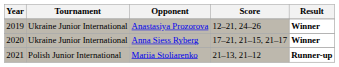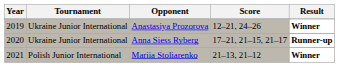(306, 41) Winner -> (312, 41) Runner-up
(312, 55) Runner-up -> (306, 55) Winner
